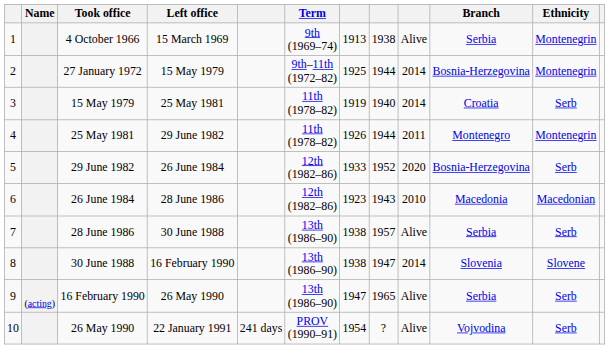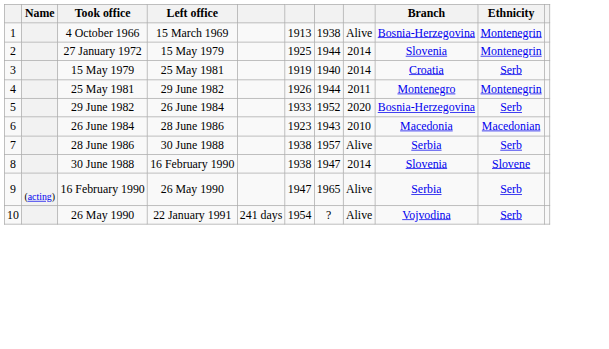- column: (312, 13)
(481, 39) Serbia -> (426, 32) Bosnia-Herzegovina
(481, 71) Bosnia-Herzegovina -> (426, 51) Slovenia
